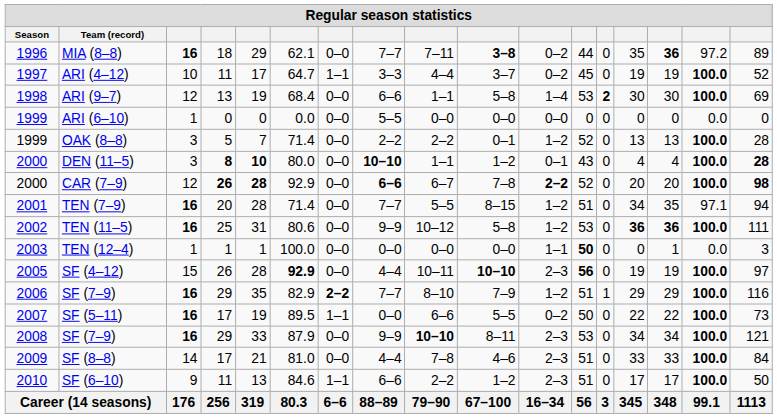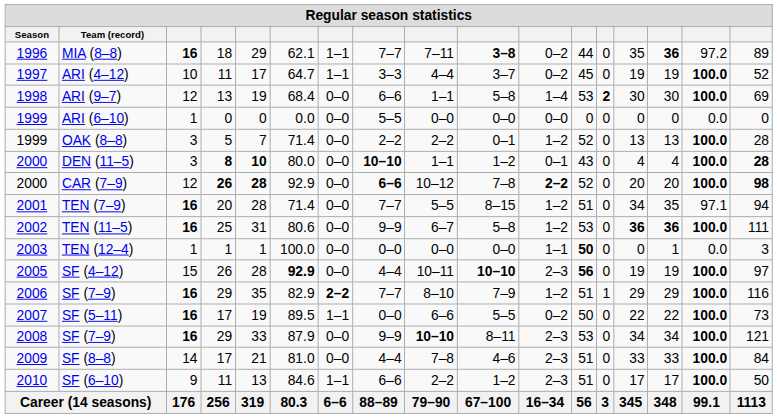(338, 53) 0–0 -> (338, 53) 1–1
(443, 184) 6–7 -> (435, 184) 10–12
(435, 227) 10–12 -> (443, 227) 6–7
